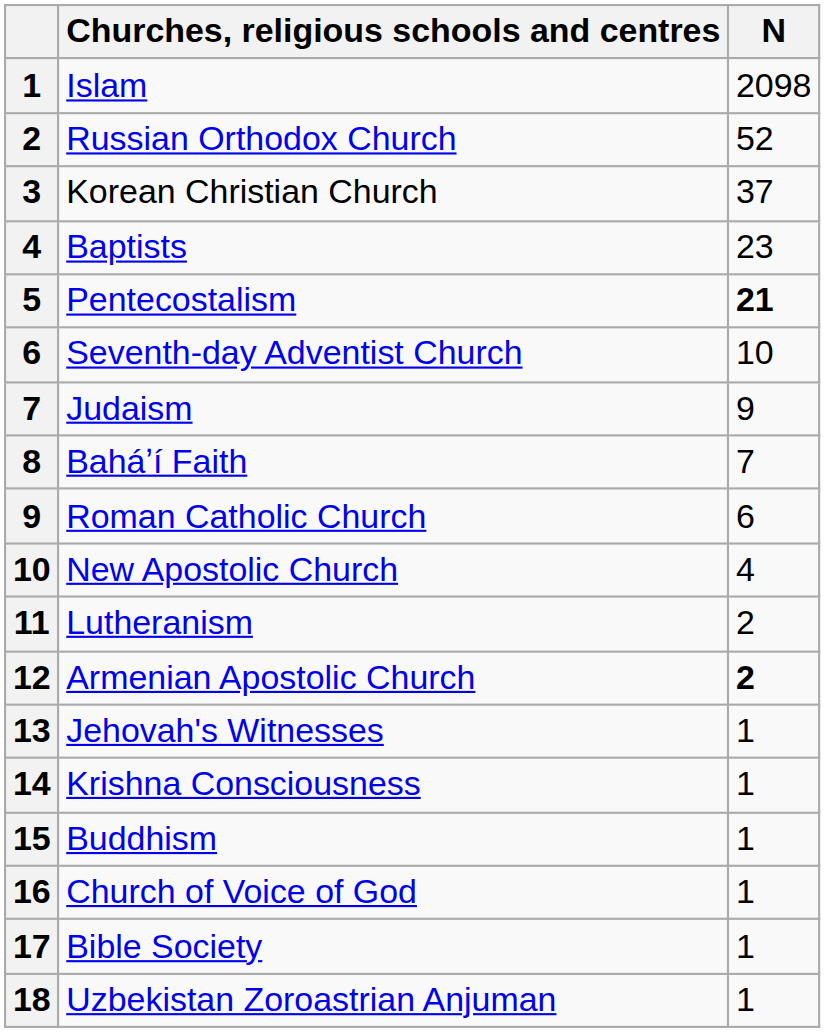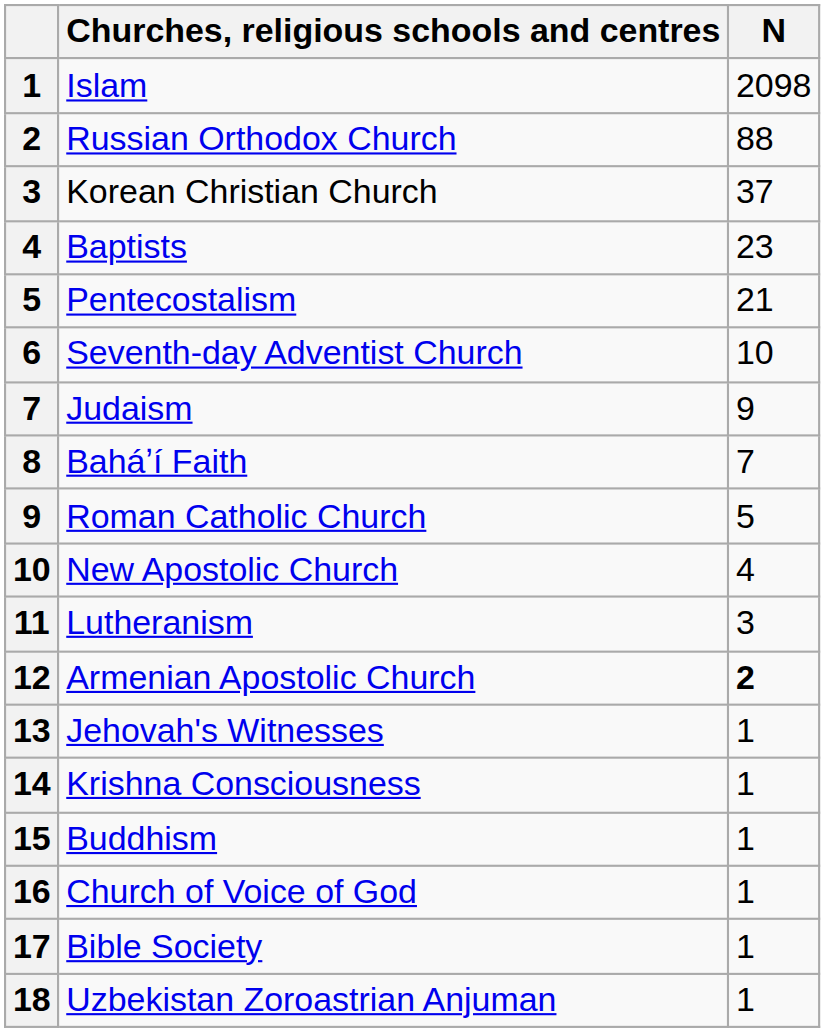(755, 138) 52 -> (755, 138) 88
(755, 300) bold -> (755, 300) normal
(745, 515) 6 -> (745, 515) 5
(745, 623) 2 -> (745, 623) 3
